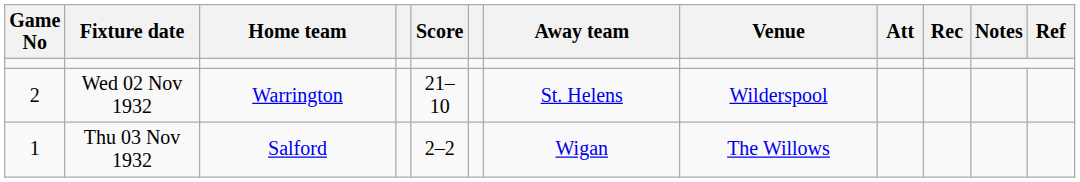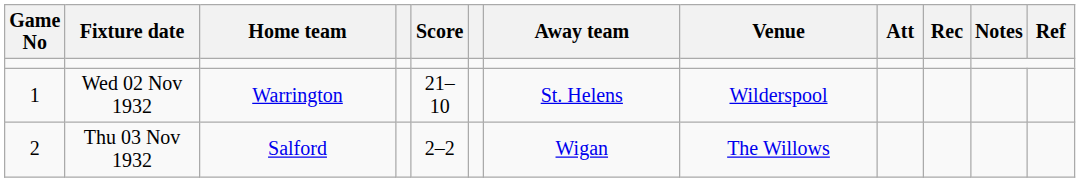(35, 95) 2 -> (35, 95) 1
(35, 149) 1 -> (35, 149) 2
